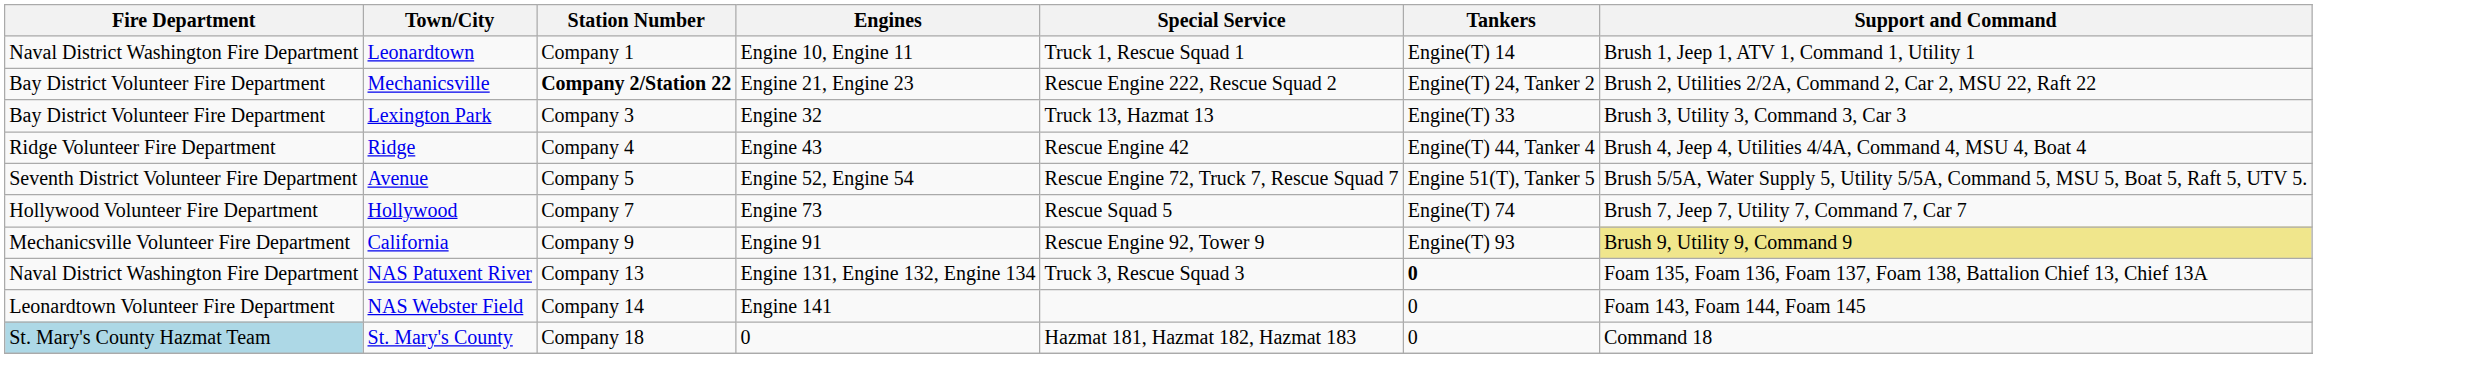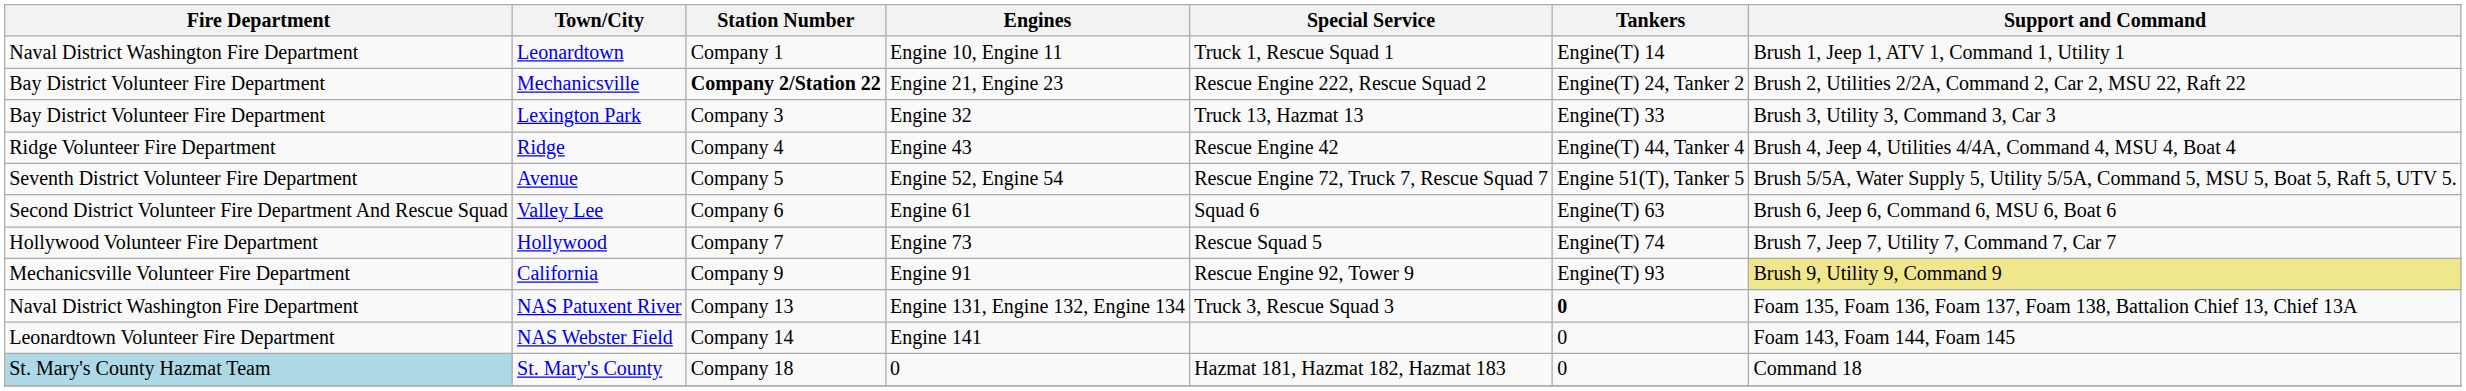+ row: (560, 210)
